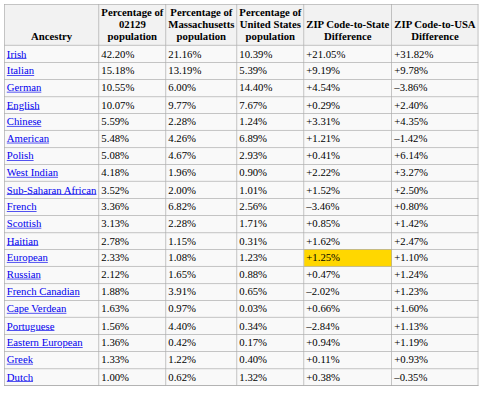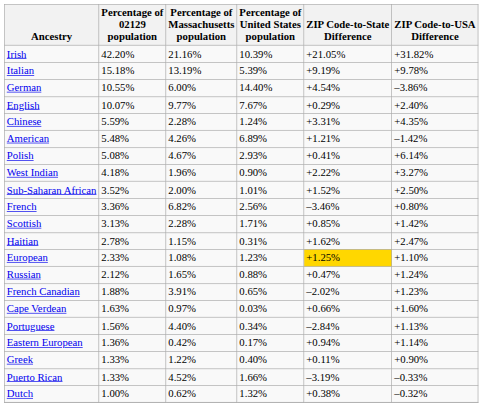(411, 343) +1.19% -> (411, 343) +1.14%
(411, 360) +0.93% -> (411, 360) +0.90%
+ row: (35, 377)
(411, 377) –0.35% -> (411, 394) –0.32%
